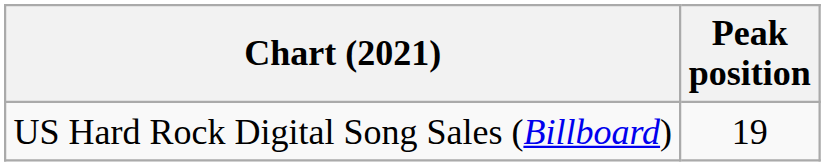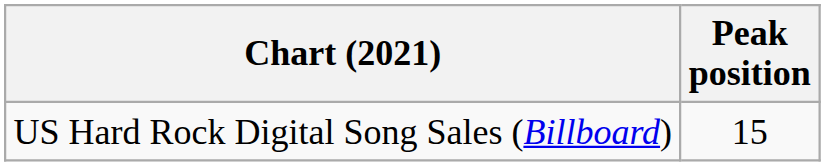(750, 130) 19 -> (750, 130) 15
